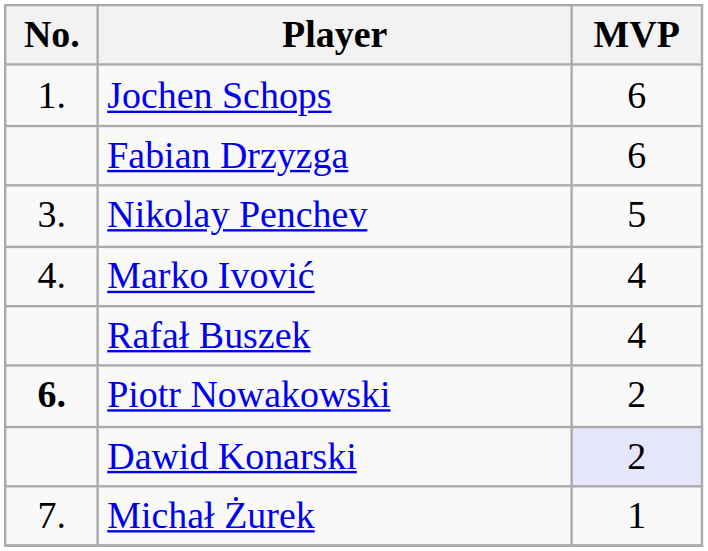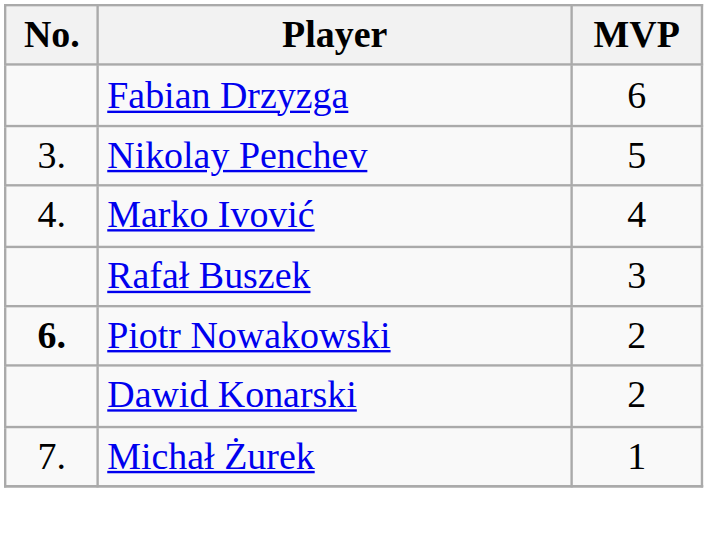- row: (219, 94)
(637, 335) 4 -> (637, 275) 3
(637, 455) lavender background -> (637, 395) no background
